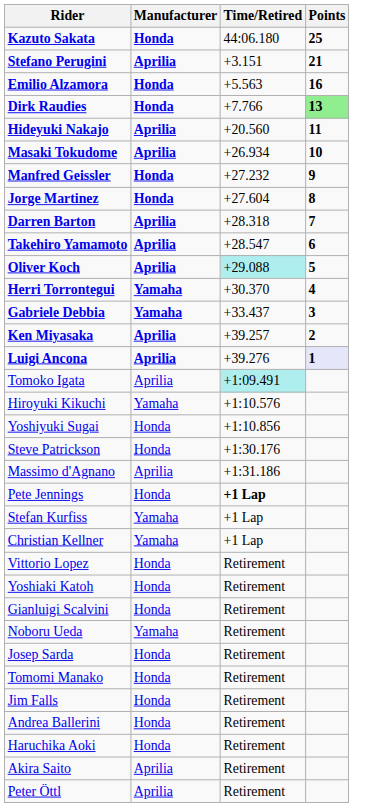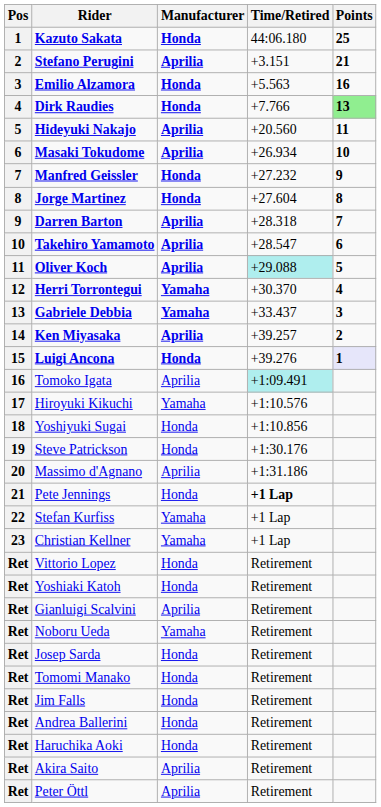+ column: (18, 16)
(155, 358) Aprilia -> (181, 358) Honda
(152, 609) Honda -> (180, 609) Aprilia
